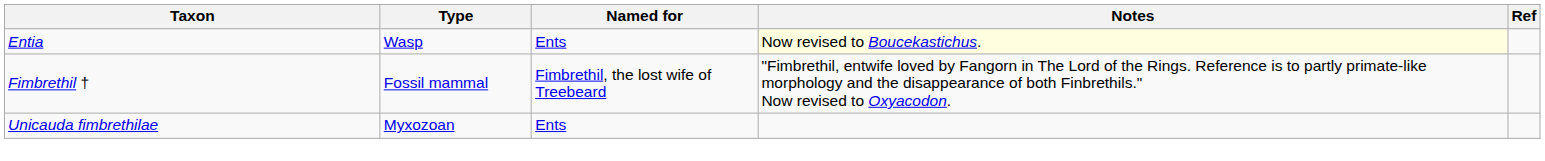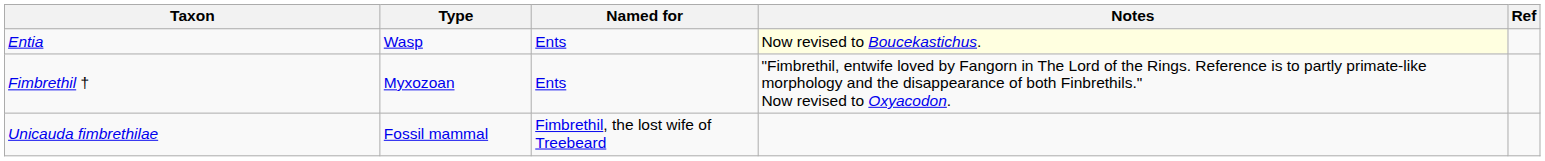(436, 83) Fossil mammal -> (419, 83) Myxozoan
(623, 83) Fimbrethil, the lost wife of Treebeard -> (551, 83) Ents
(419, 125) Myxozoan -> (436, 134) Fossil mammal
(551, 125) Ents -> (623, 134) Fimbrethil, the lost wife of Treebeard
